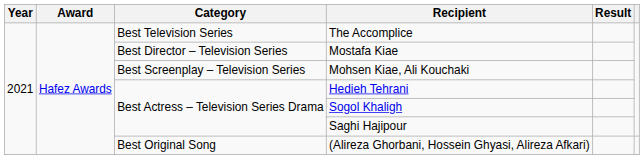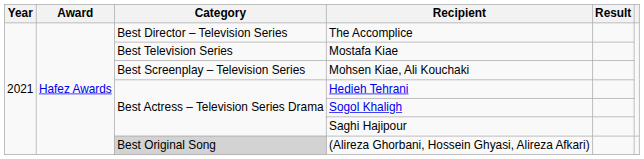(175, 32) Best Television Series -> (202, 32) Best Director – Television Series
(202, 51) Best Director – Television Series -> (175, 51) Best Television Series
(167, 145) no background -> (167, 145) lightgrey background
